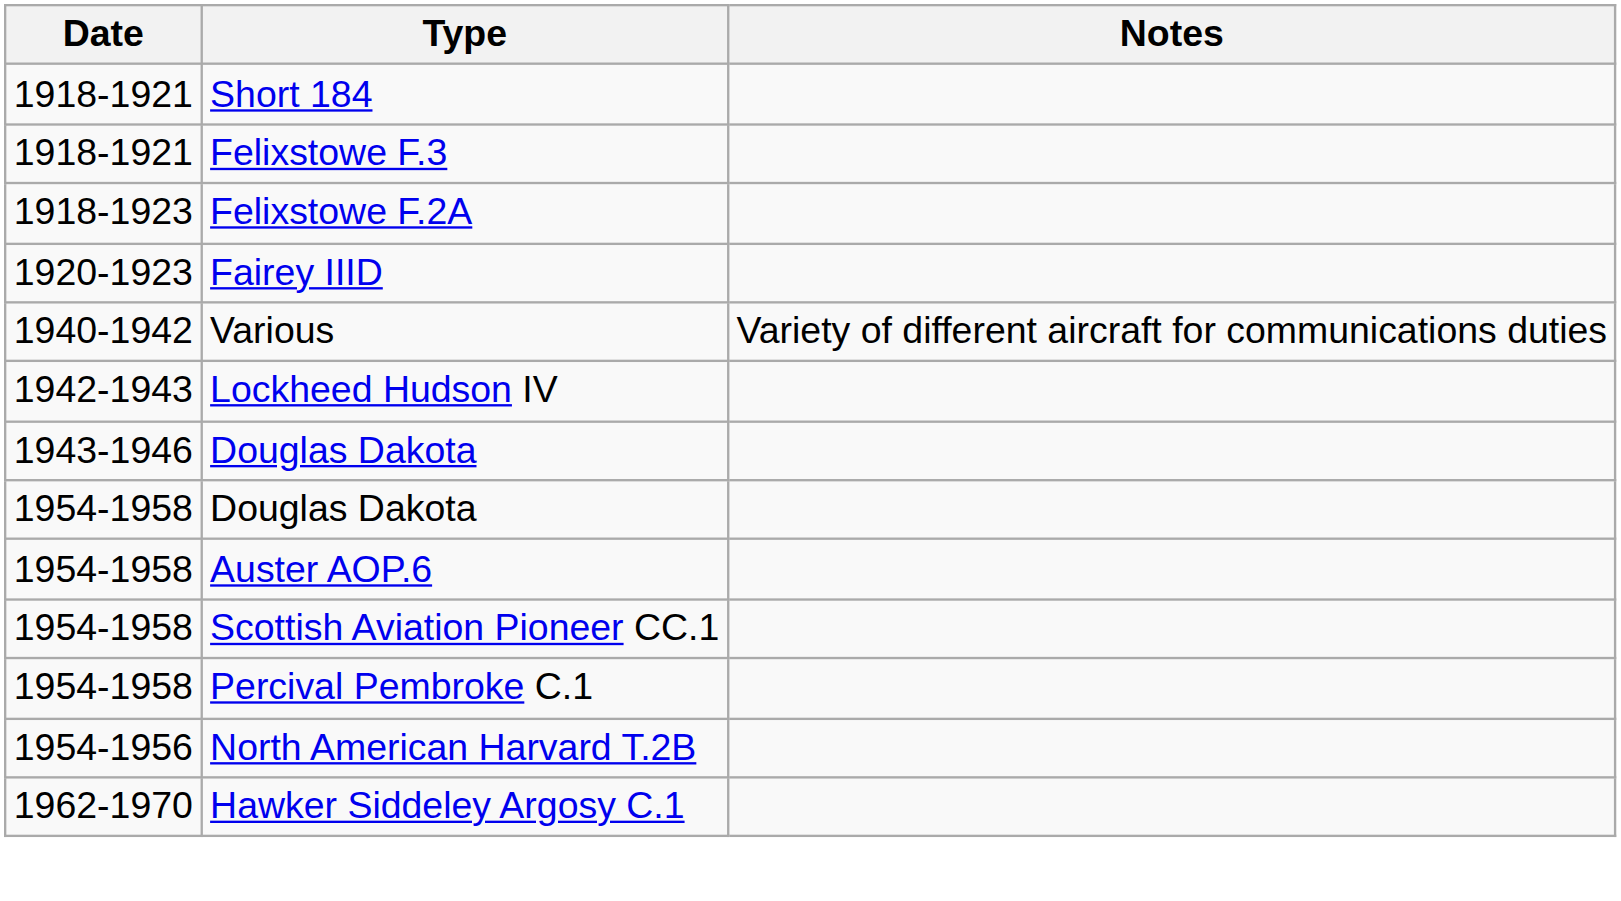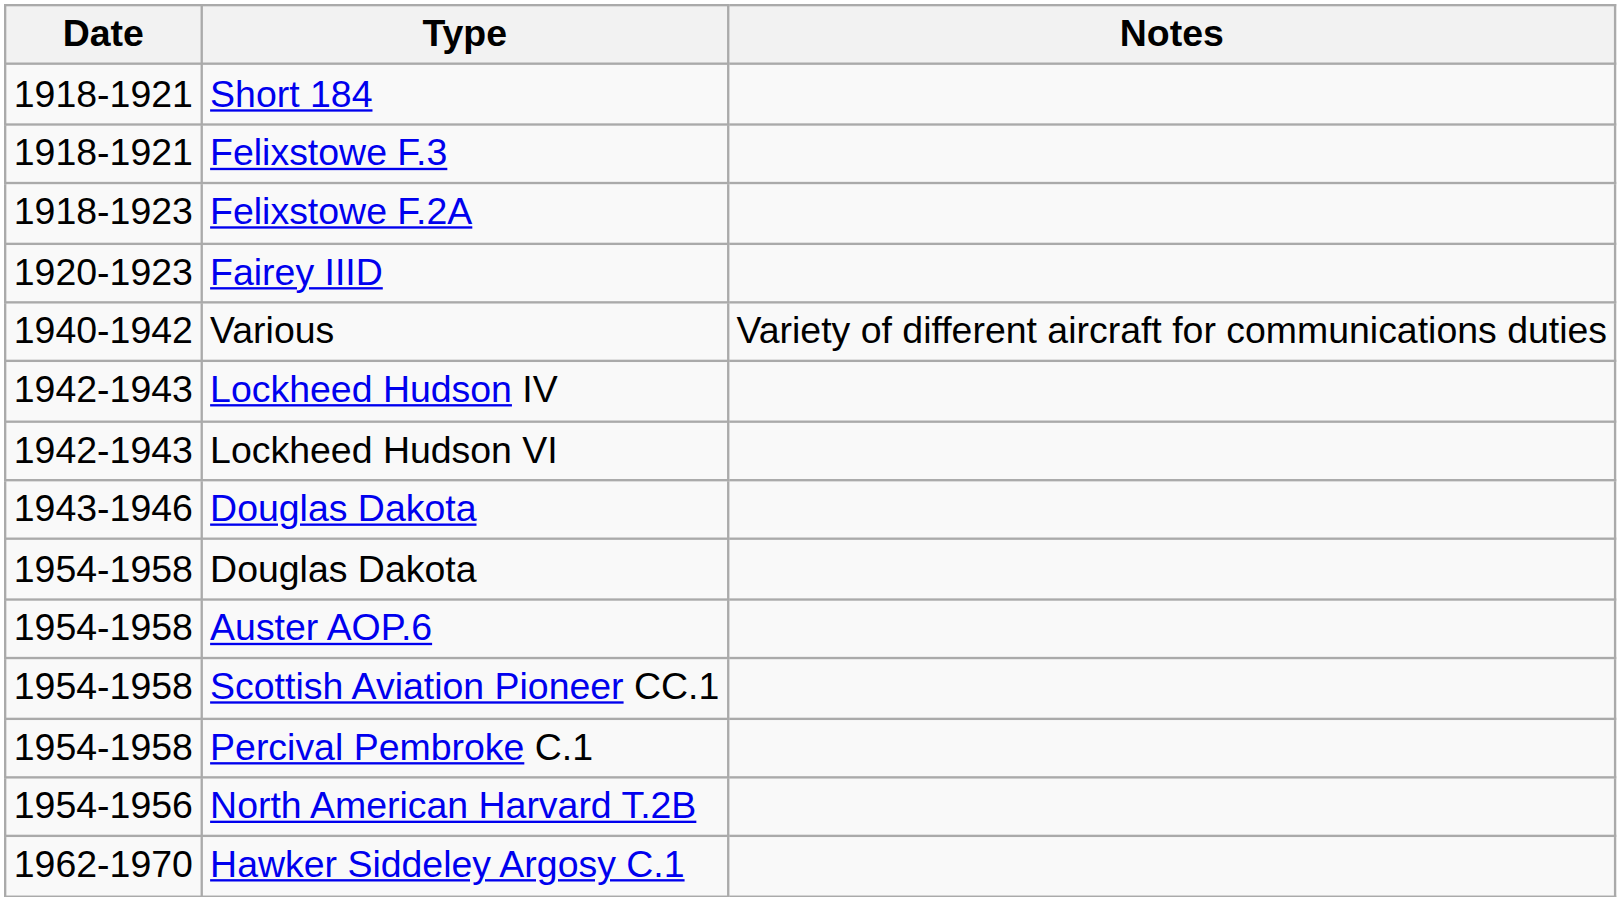+ row: (103, 449)
